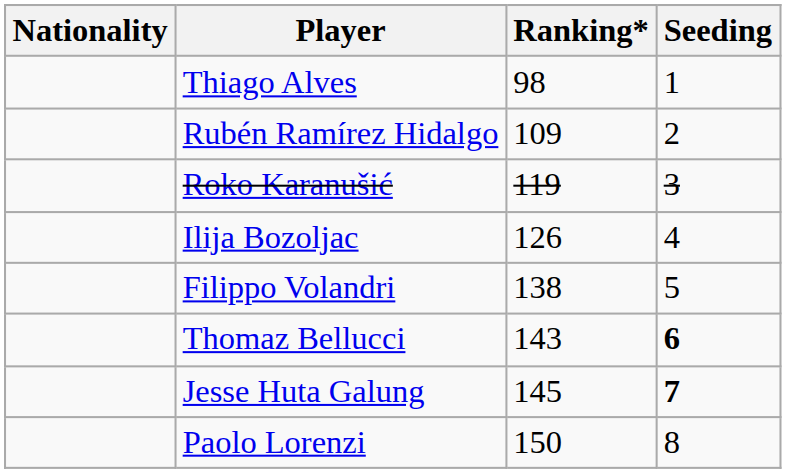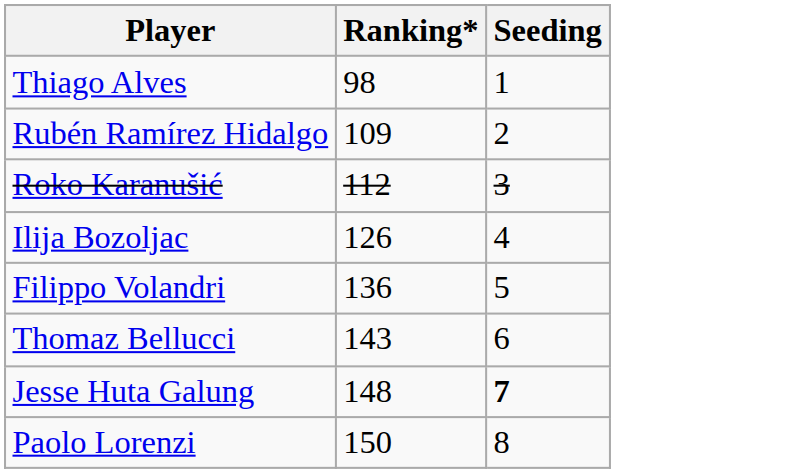- column: (90, 30)
(537, 184) 119 -> (367, 184) 112
(538, 287) 138 -> (368, 287) 136
(672, 339) bold -> (502, 339) normal
(538, 390) 145 -> (368, 390) 148
